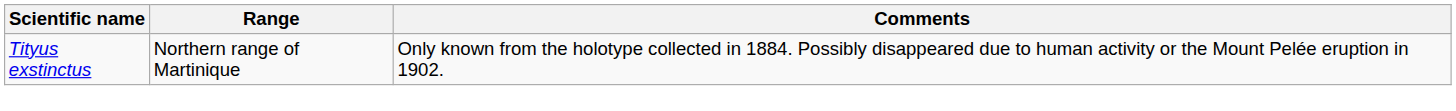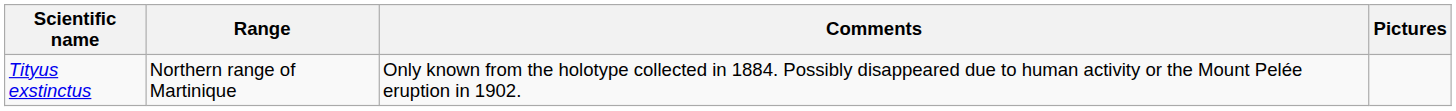+ column: (1410, 29)
